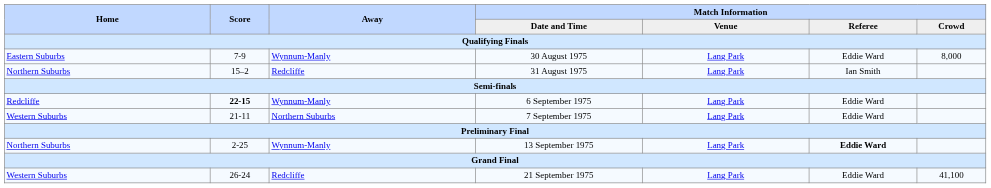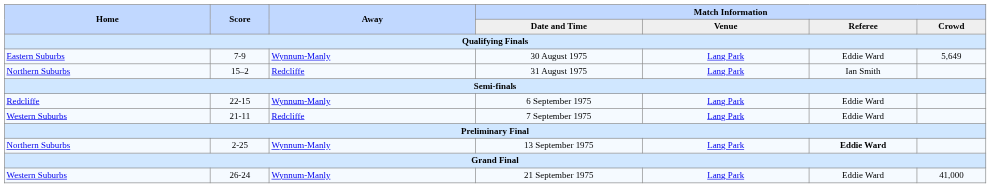(951, 56) 8,000 -> (951, 56) 5,649
(240, 101) bold -> (240, 101) normal
(303, 116) Northern Suburbs -> (288, 116) Redcliffe
(288, 175) Redcliffe -> (301, 175) Wynnum-Manly
(951, 175) 41,100 -> (951, 175) 41,000
